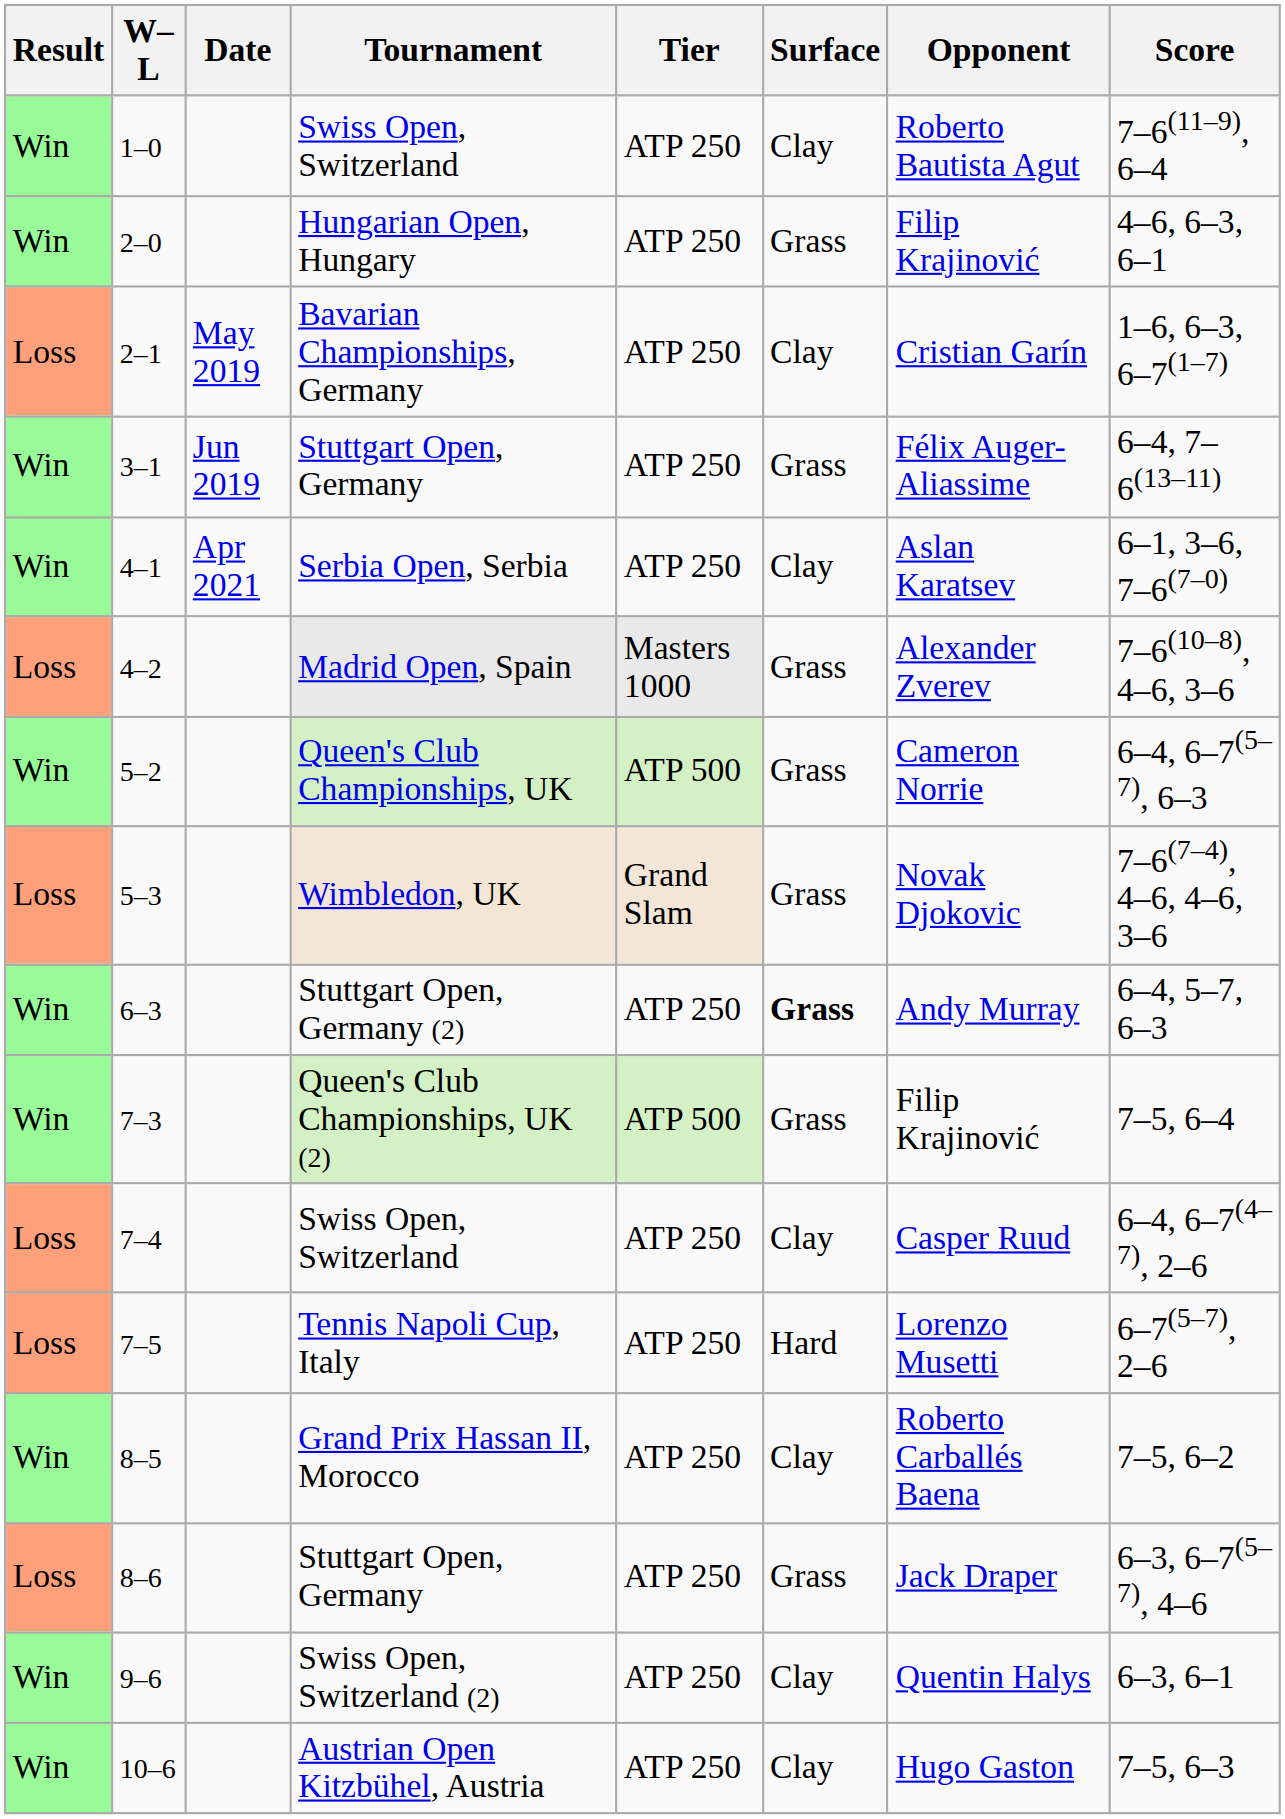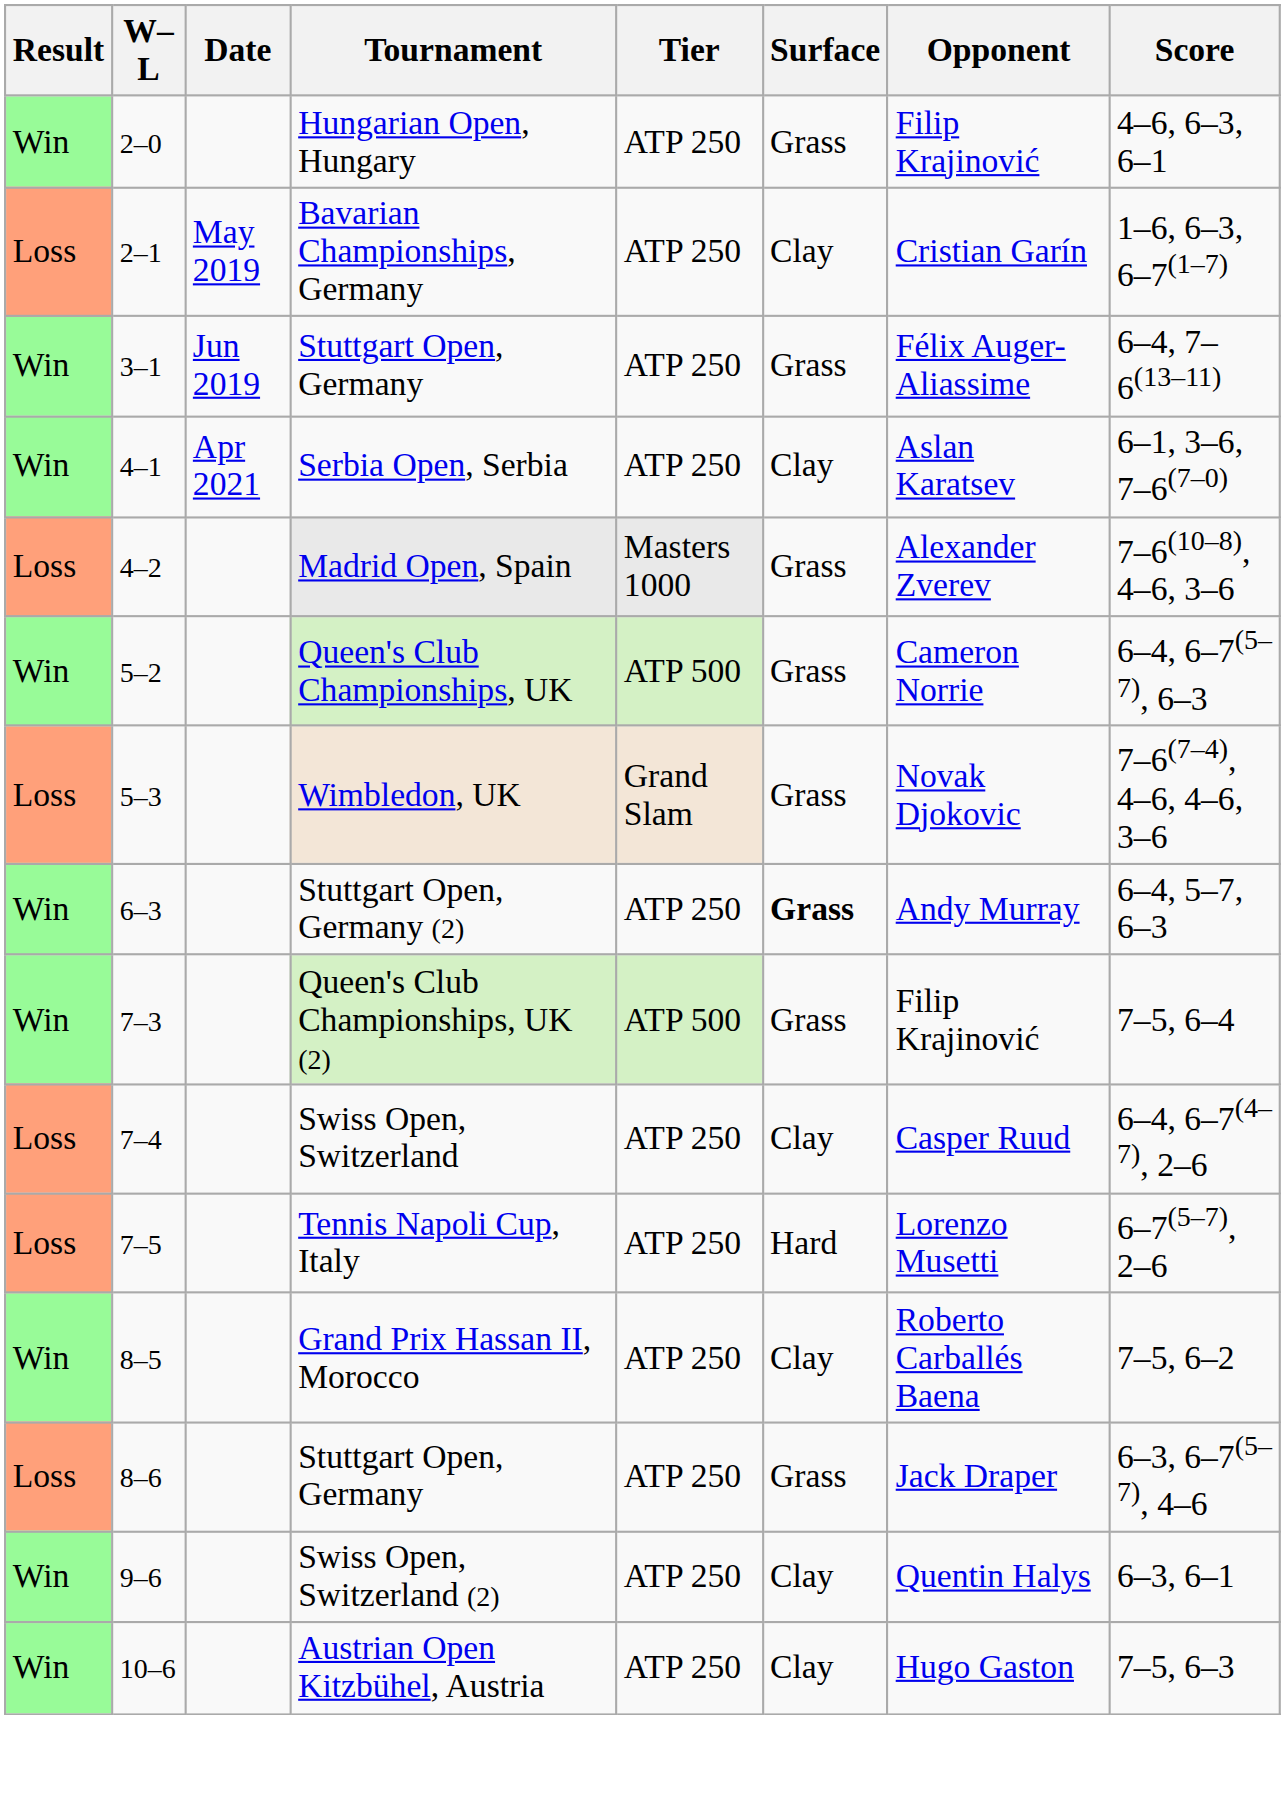- row: (141, 147)
